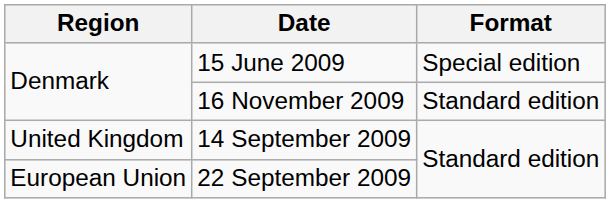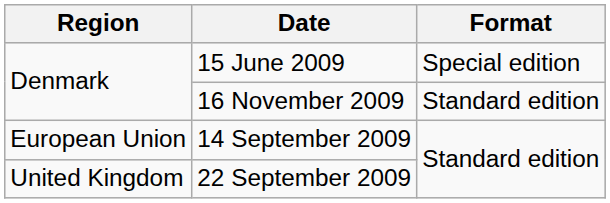(97, 139) United Kingdom -> (98, 139) European Union
(98, 178) European Union -> (97, 178) United Kingdom
